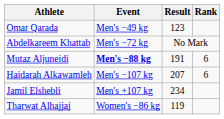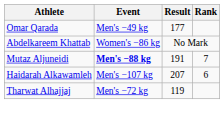(177, 28) 123 -> (177, 28) 177
(122, 44) Men's −72 kg -> (128, 44) Women's −86 kg
(206, 59) 6 -> (206, 59) 7
- row: (34, 91)
(128, 106) Women's −86 kg -> (122, 91) Men's −72 kg
